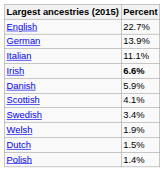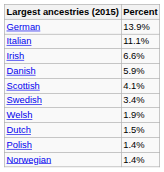- row: (22, 27)
(134, 71) bold -> (134, 56) normal
+ row: (29, 160)
